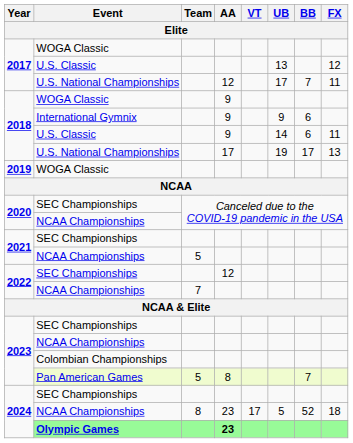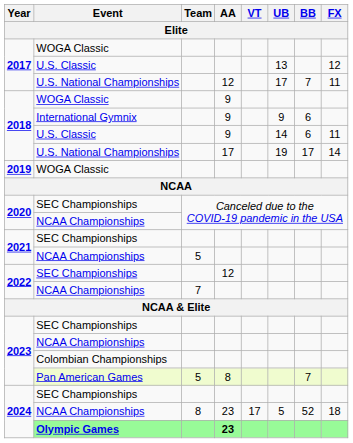(335, 152) 13 -> (335, 152) 14
